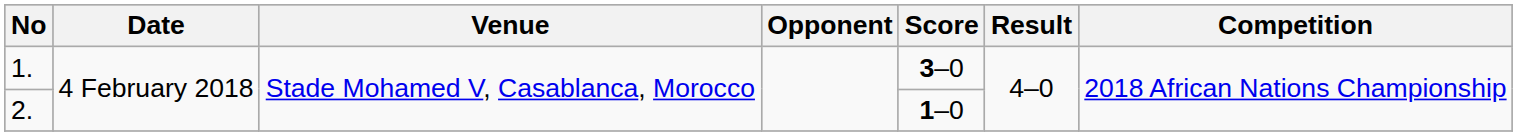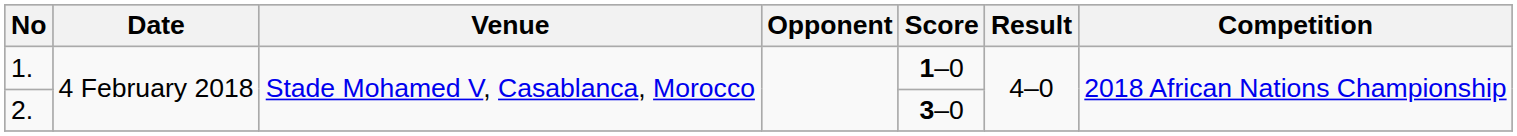(942, 67) 3–0 -> (942, 67) 1–0
(942, 109) 1–0 -> (942, 109) 3–0
